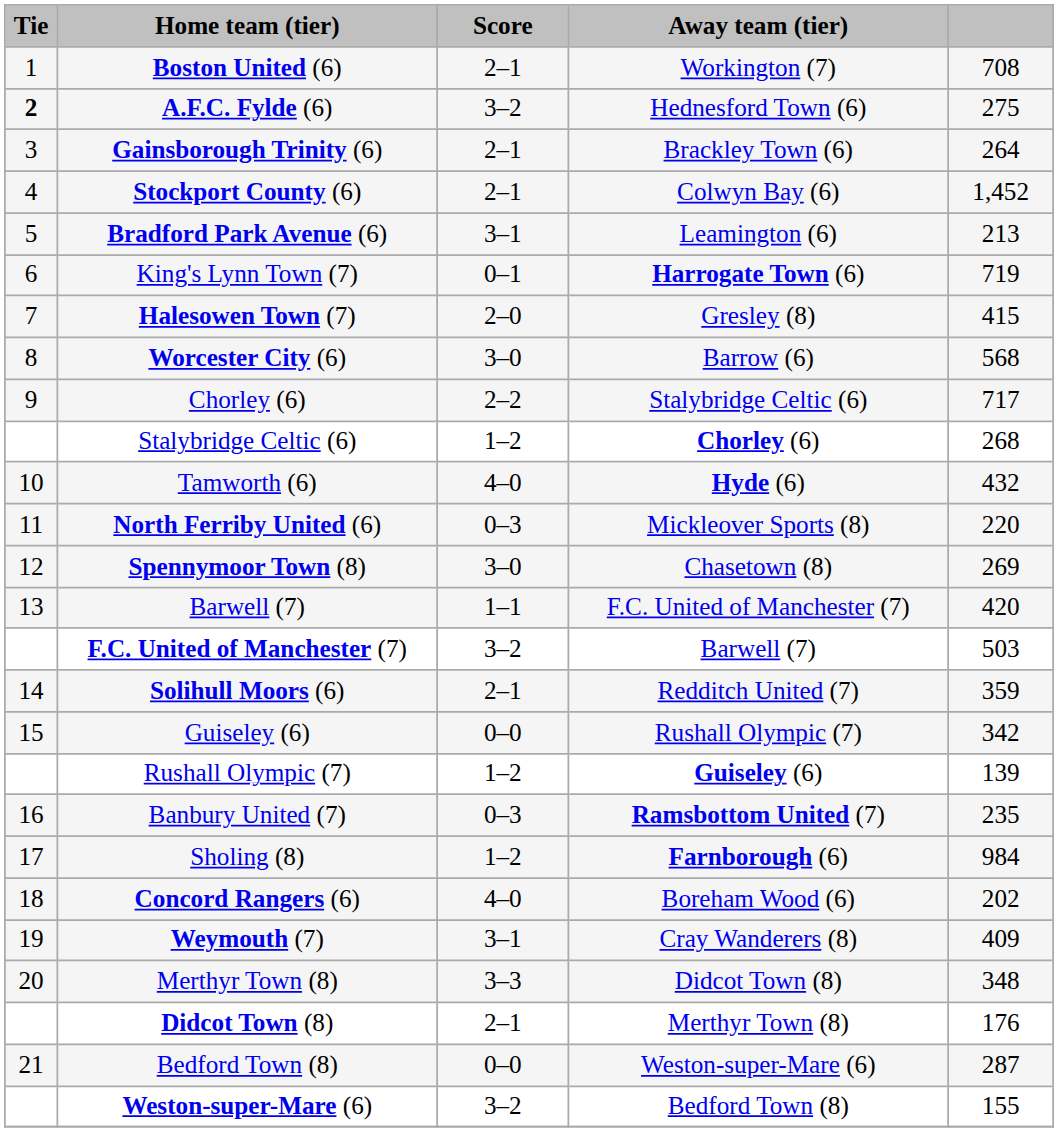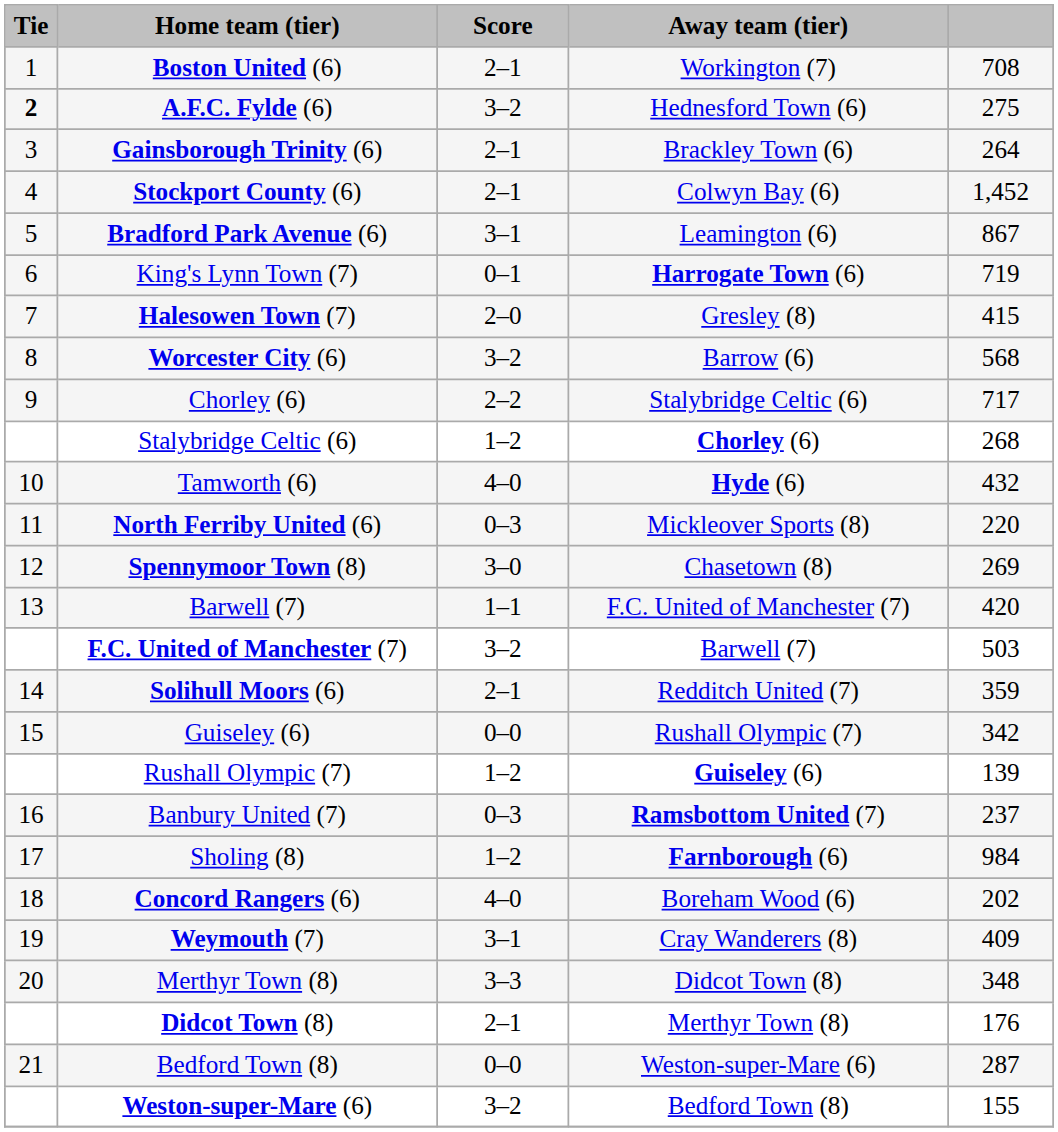(1001, 233) 213 -> (1001, 233) 867
(503, 358) 3–0 -> (503, 358) 3–2
(1001, 815) 235 -> (1001, 815) 237
